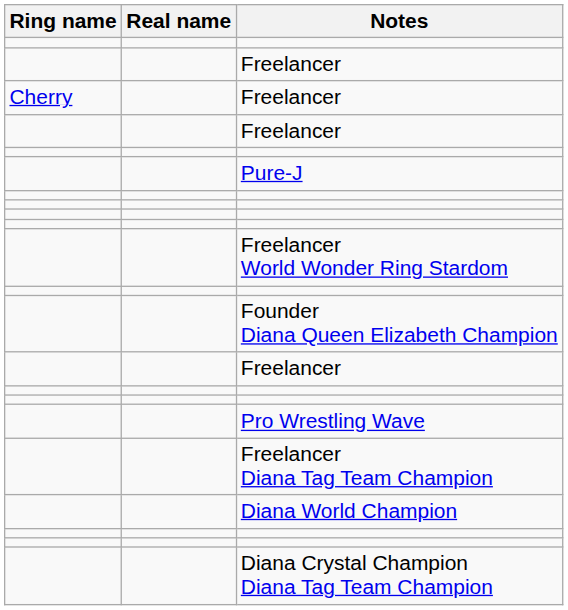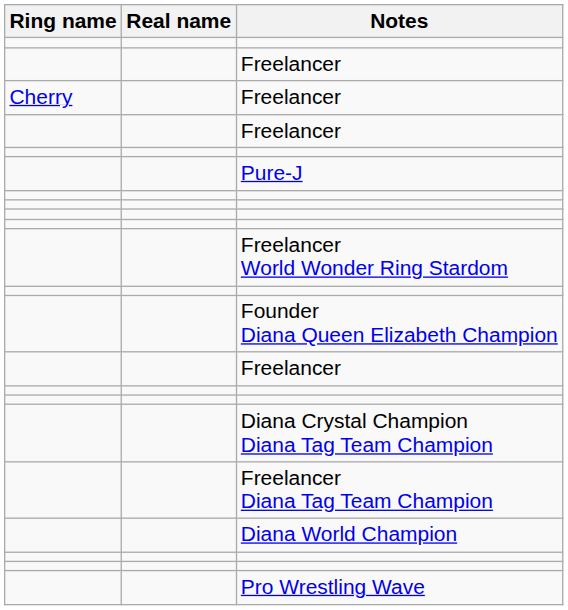rows swapped: (63, 576) <-> (63, 421)
